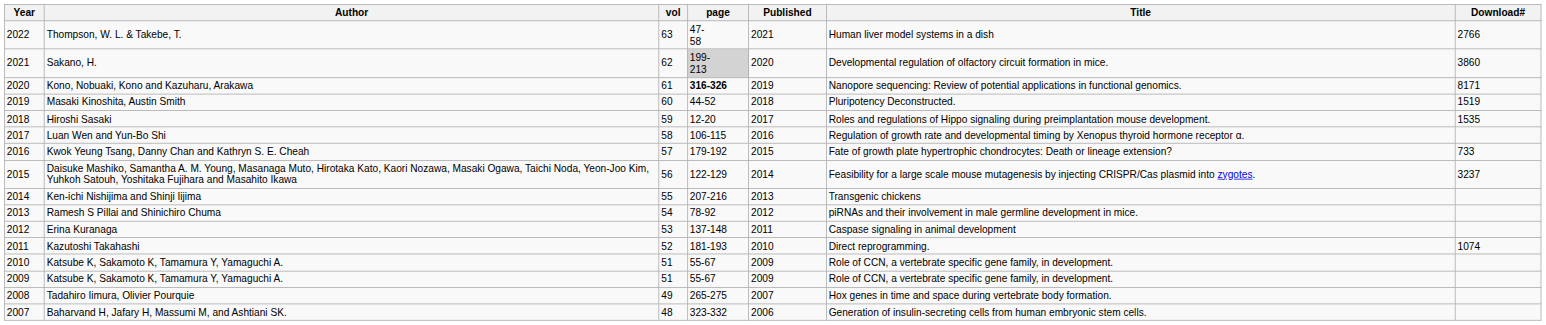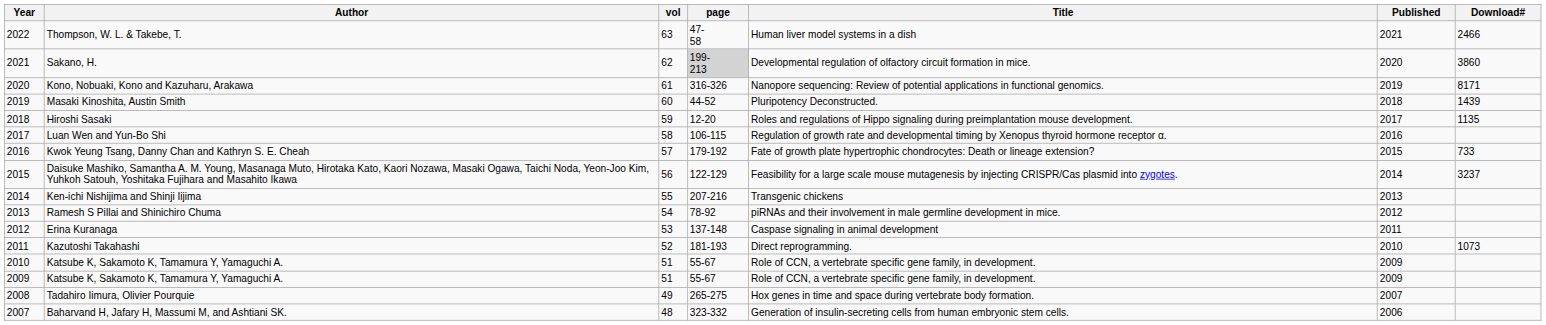columns swapped: (787, 13) <-> (1141, 13)
(1469, 35) 2766 -> (1469, 35) 2466
(708, 86) bold -> (708, 86) normal
(1469, 102) 1519 -> (1469, 102) 1439
(1469, 119) 1535 -> (1468, 119) 1135
(1469, 246) 1074 -> (1469, 246) 1073
